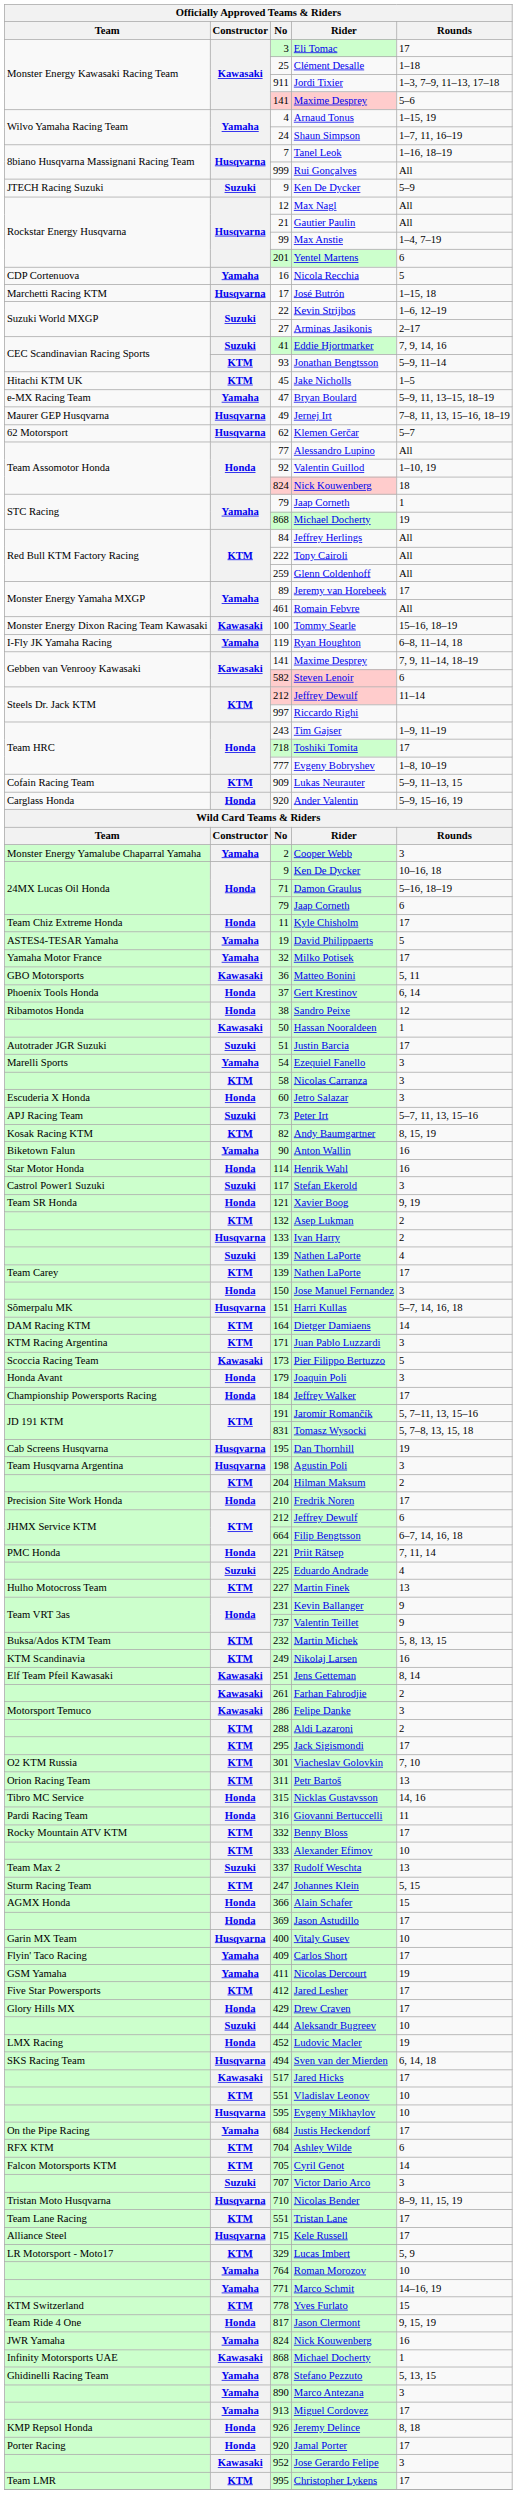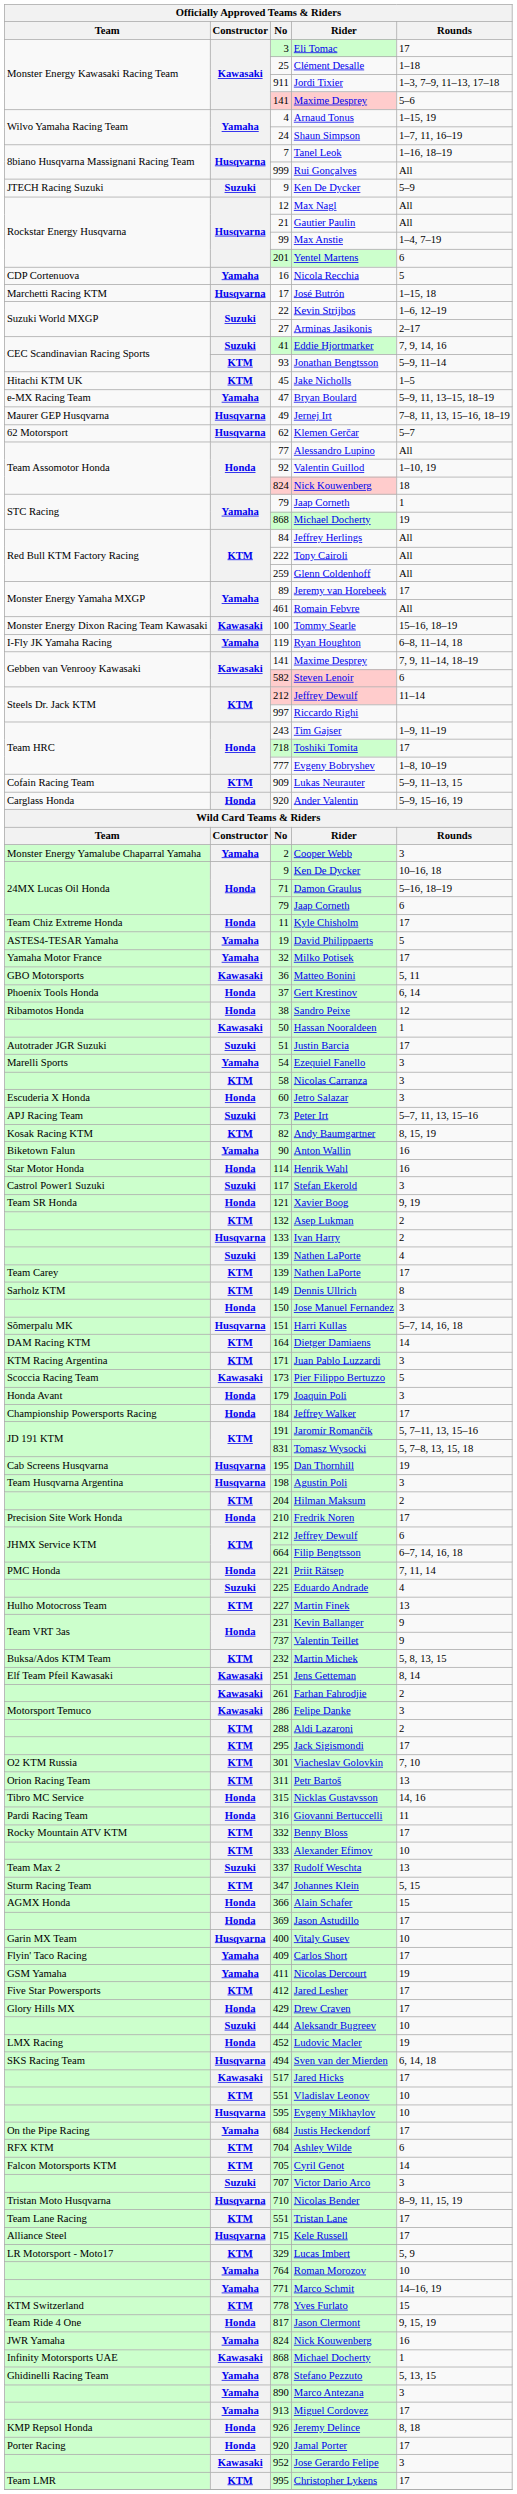+ row: (36, 1290)
- row: (46, 1657)
(281, 1885) 247 -> (281, 1885) 347
